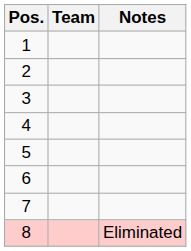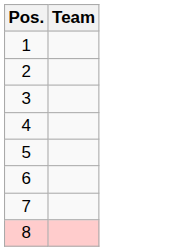- column: (143, 17)
